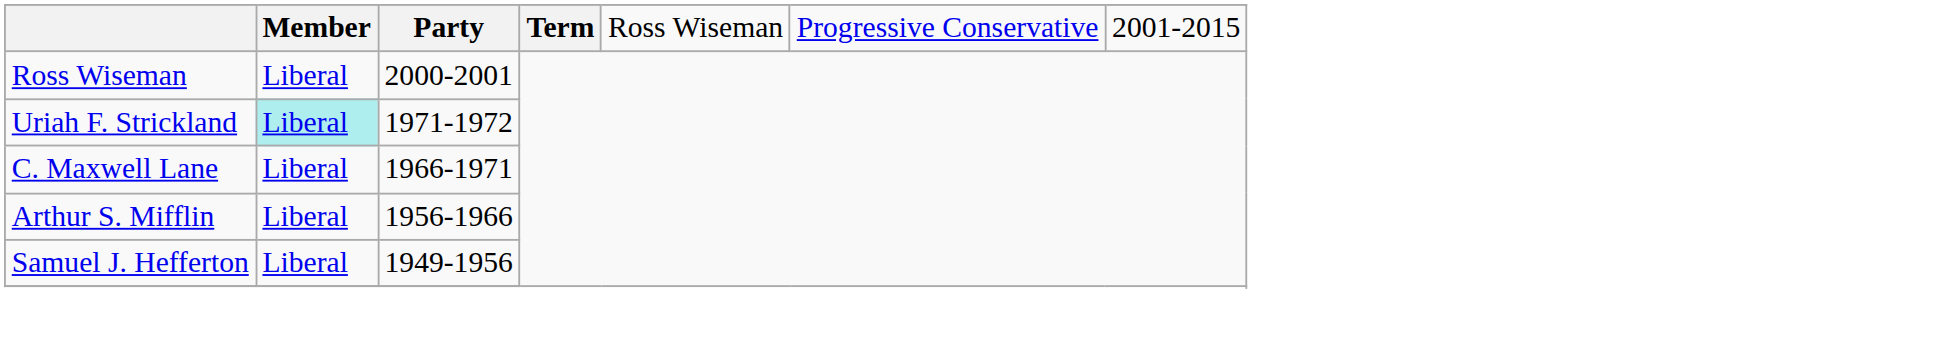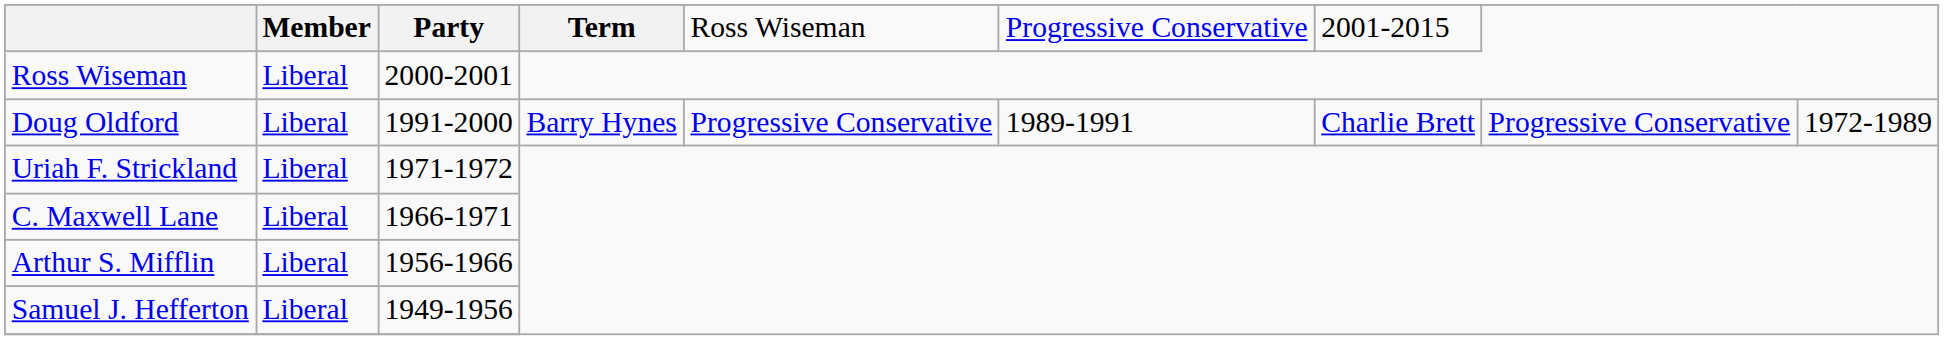+ row: (95, 121)
(305, 121) paleturquoise background -> (305, 168) no background
